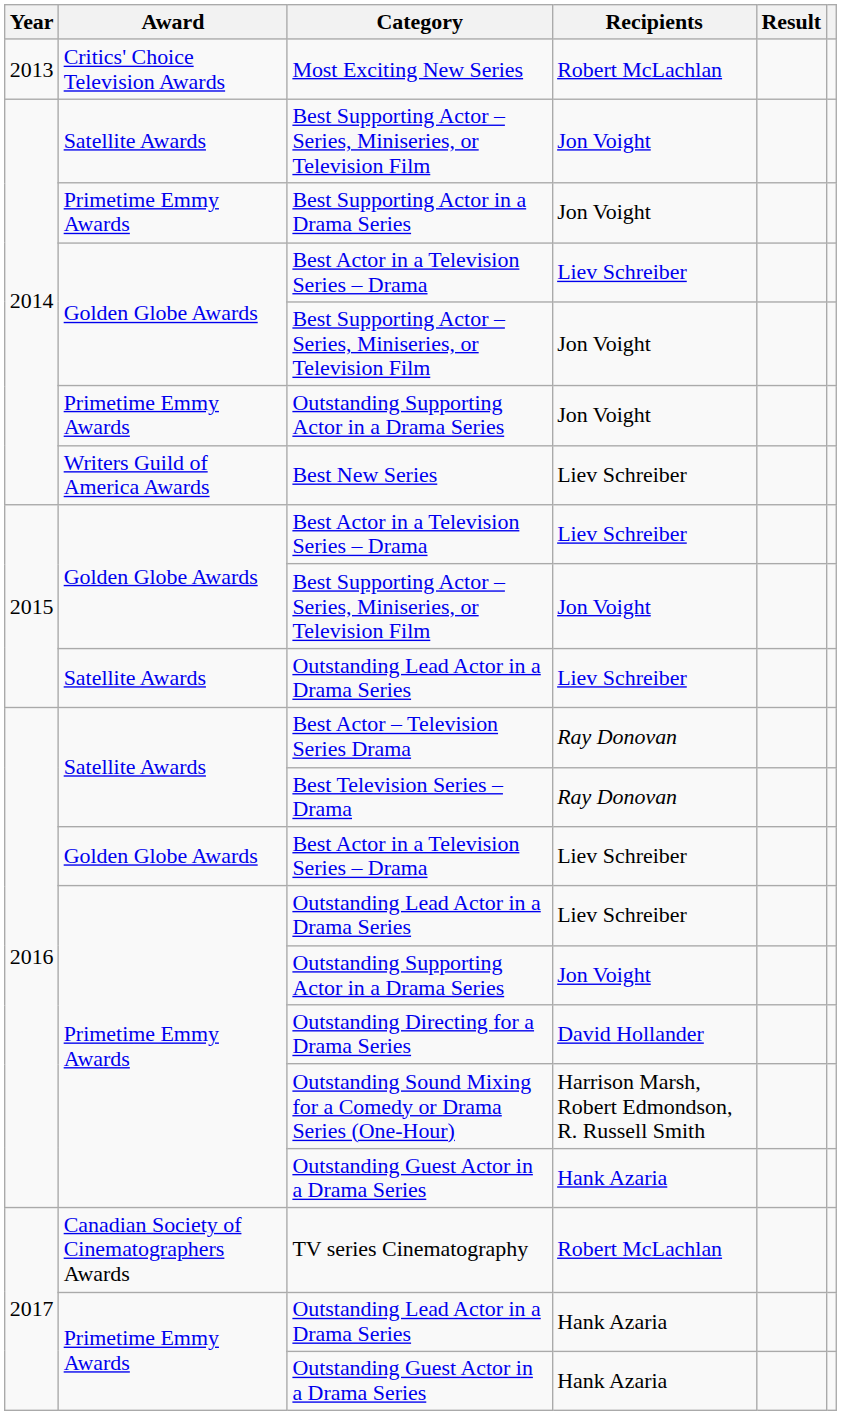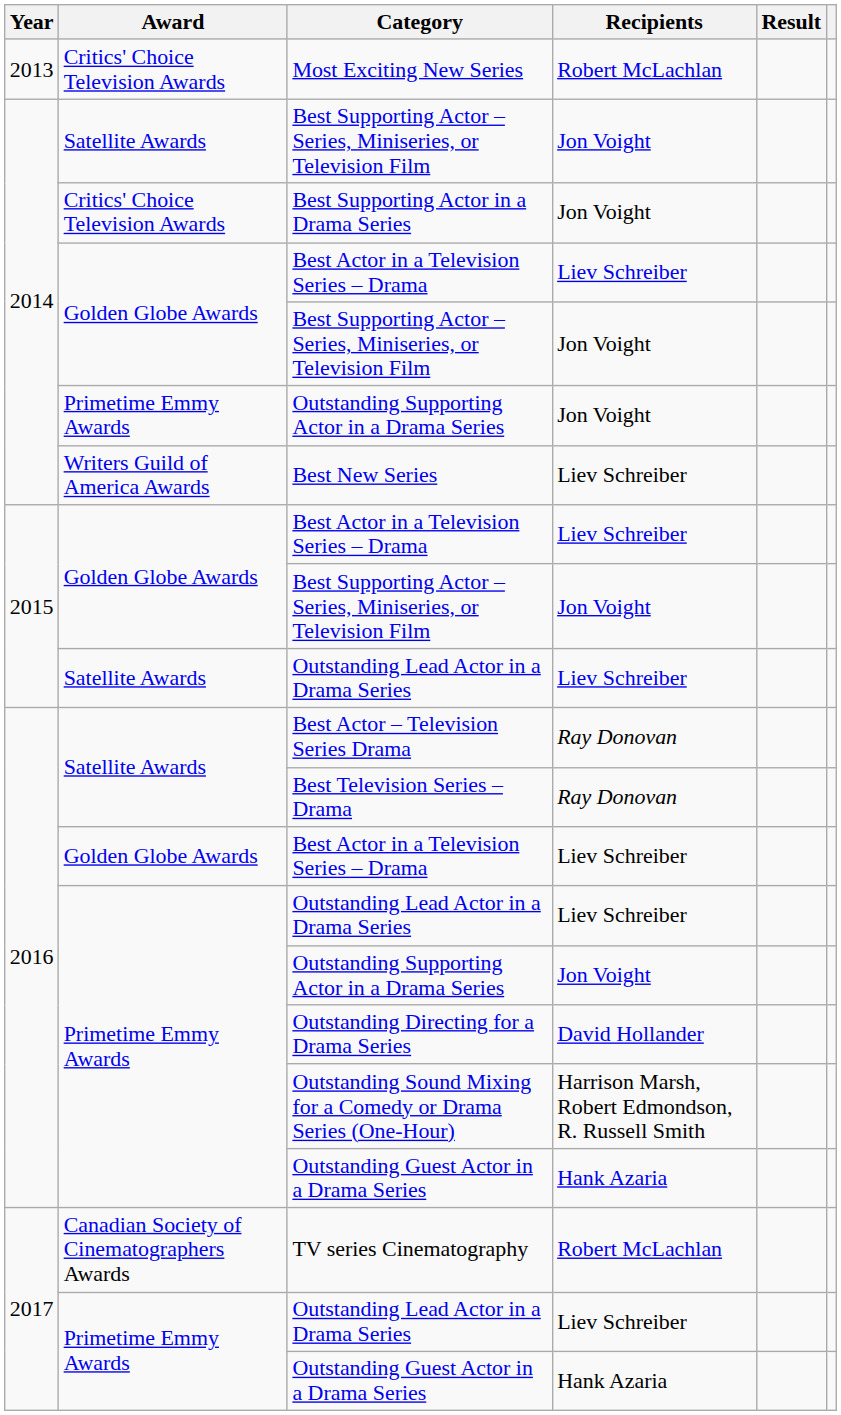(141, 212) Primetime Emmy Awards -> (144, 212) Critics' Choice Television Awards
(612, 1321) Hank Azaria -> (622, 1321) Liev Schreiber
